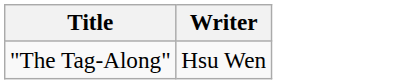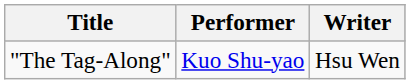+ column: (243, 22)
